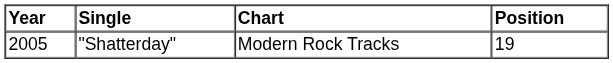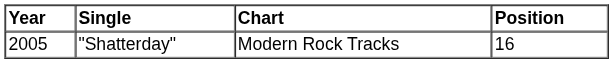(505, 44) 19 -> (505, 44) 16
